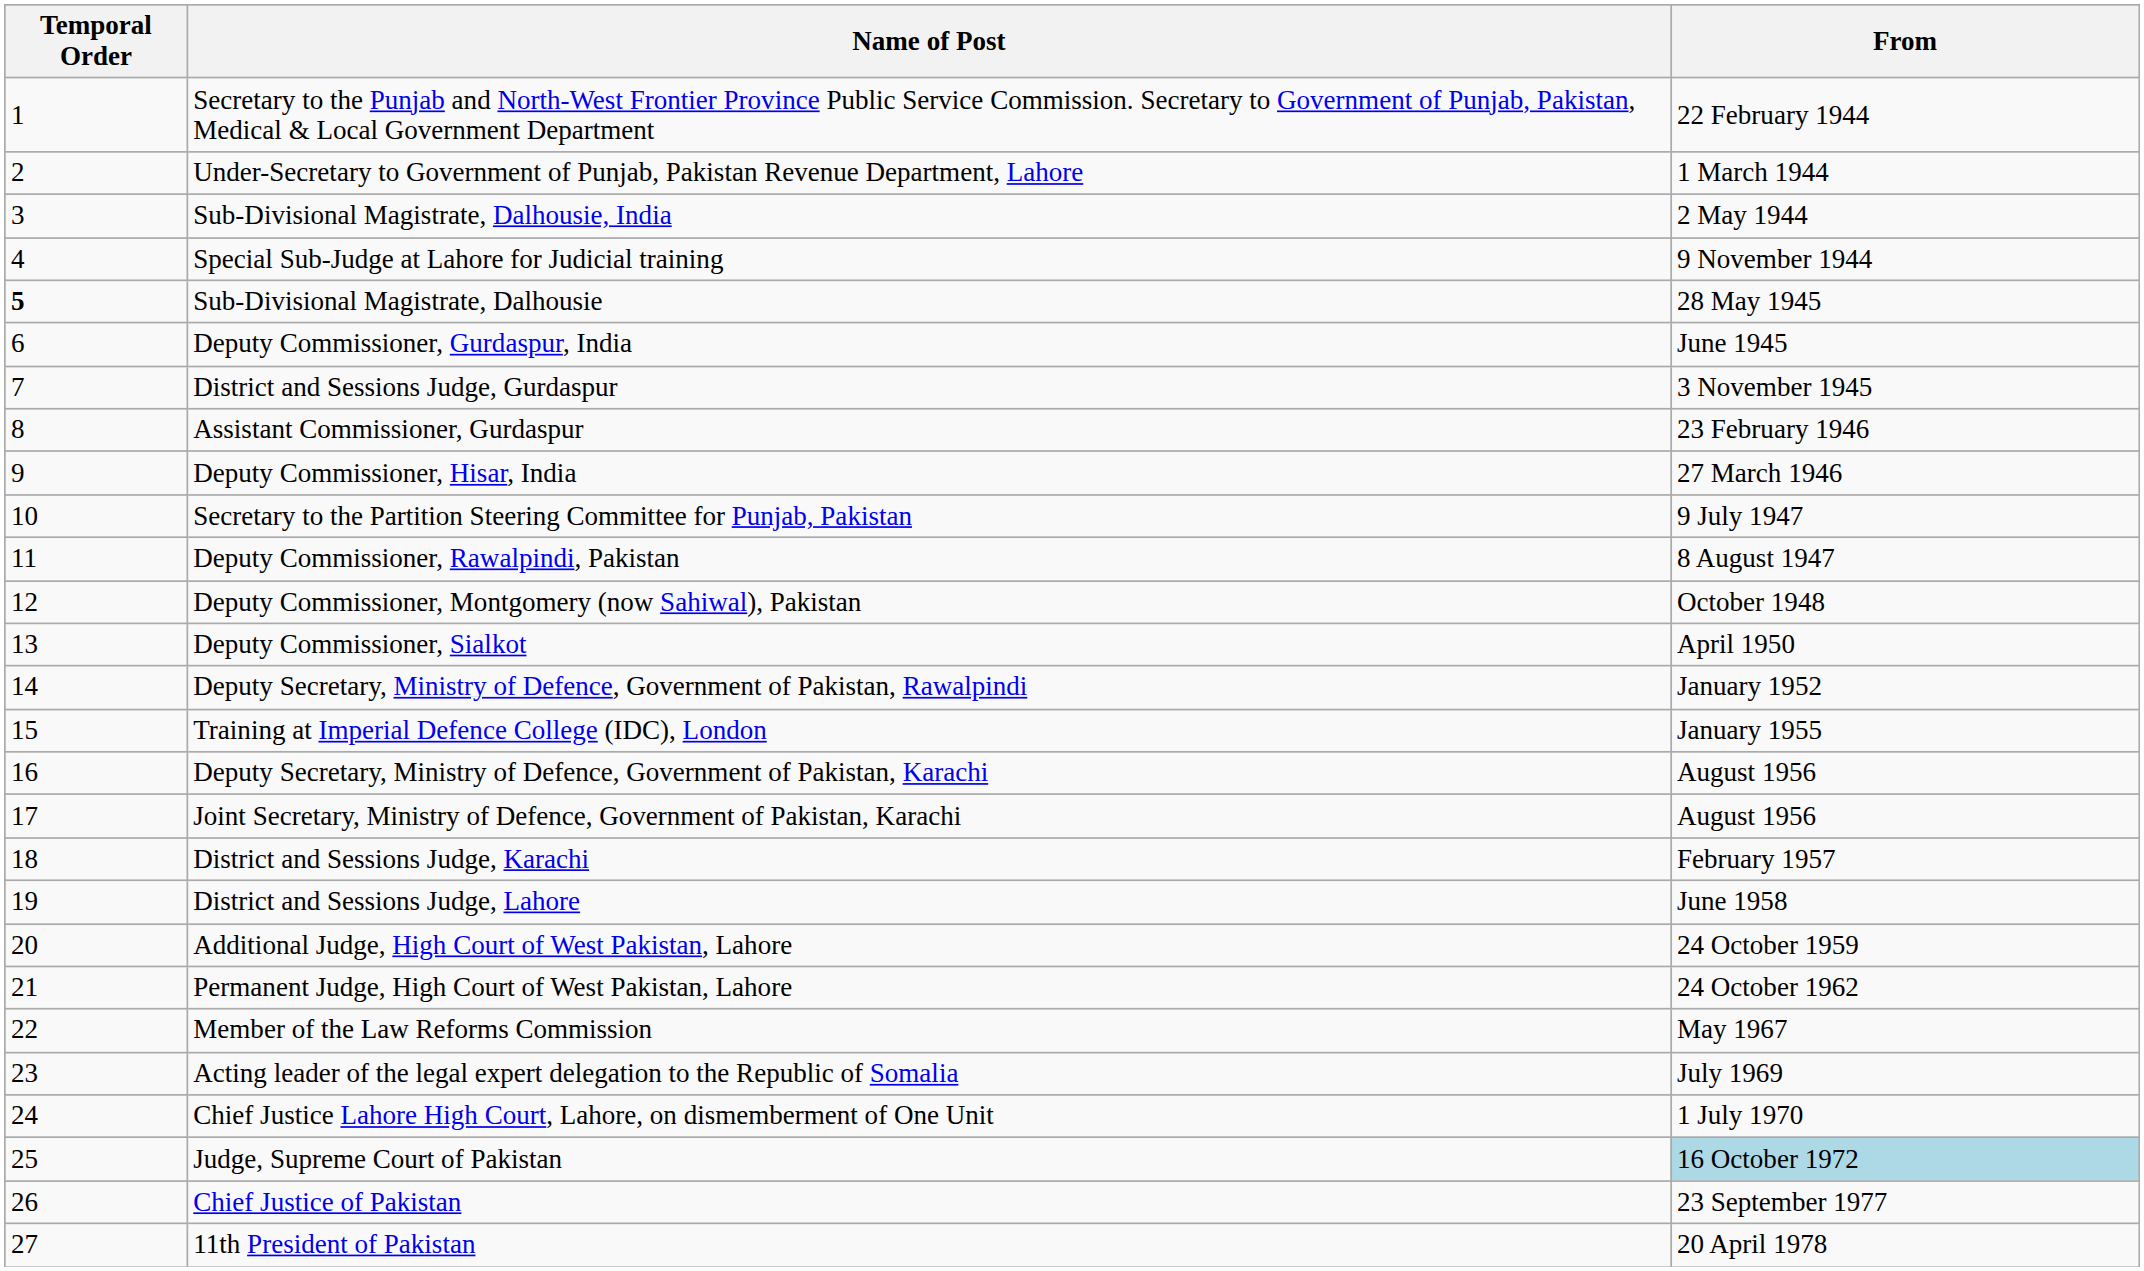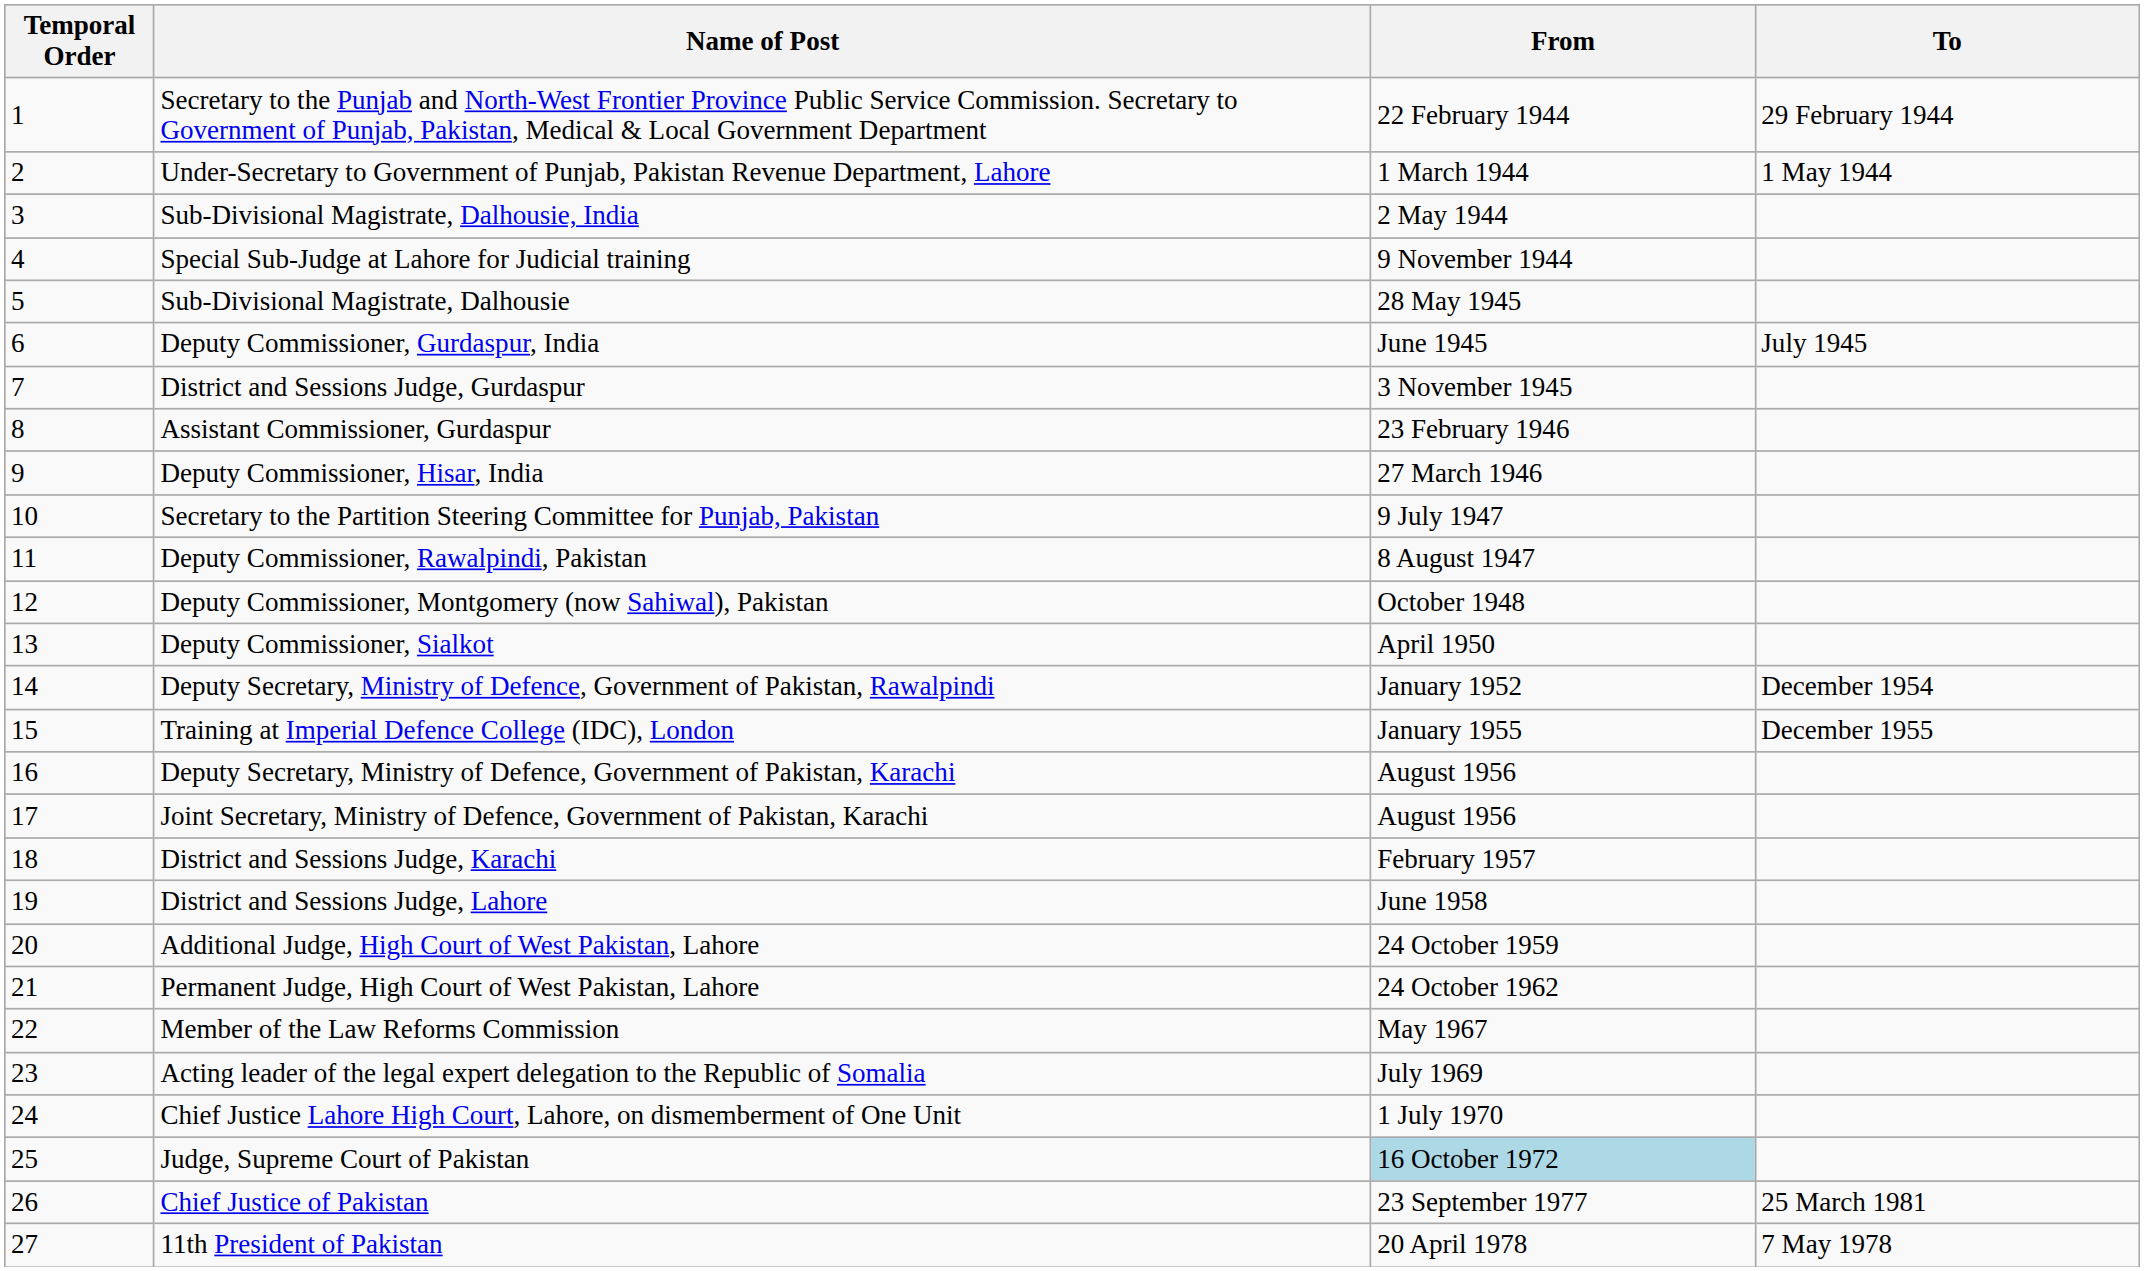+ column: (1947, 41)
(18, 301) bold -> (18, 301) normal
